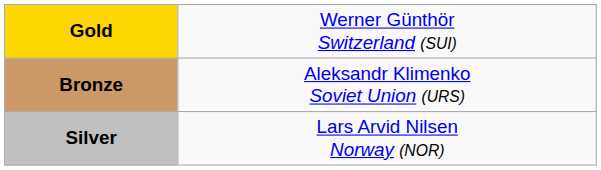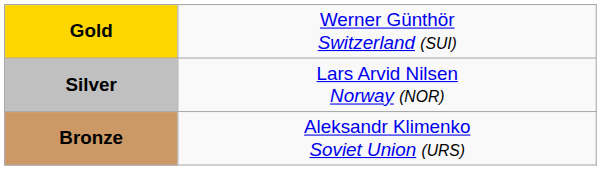rows swapped: (91, 137) <-> (91, 84)
